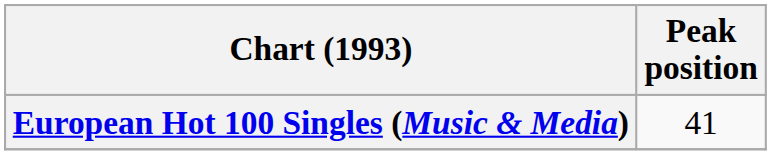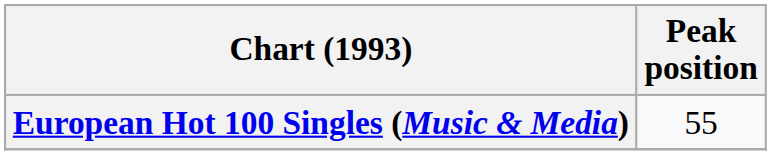(701, 121) 41 -> (701, 121) 55
